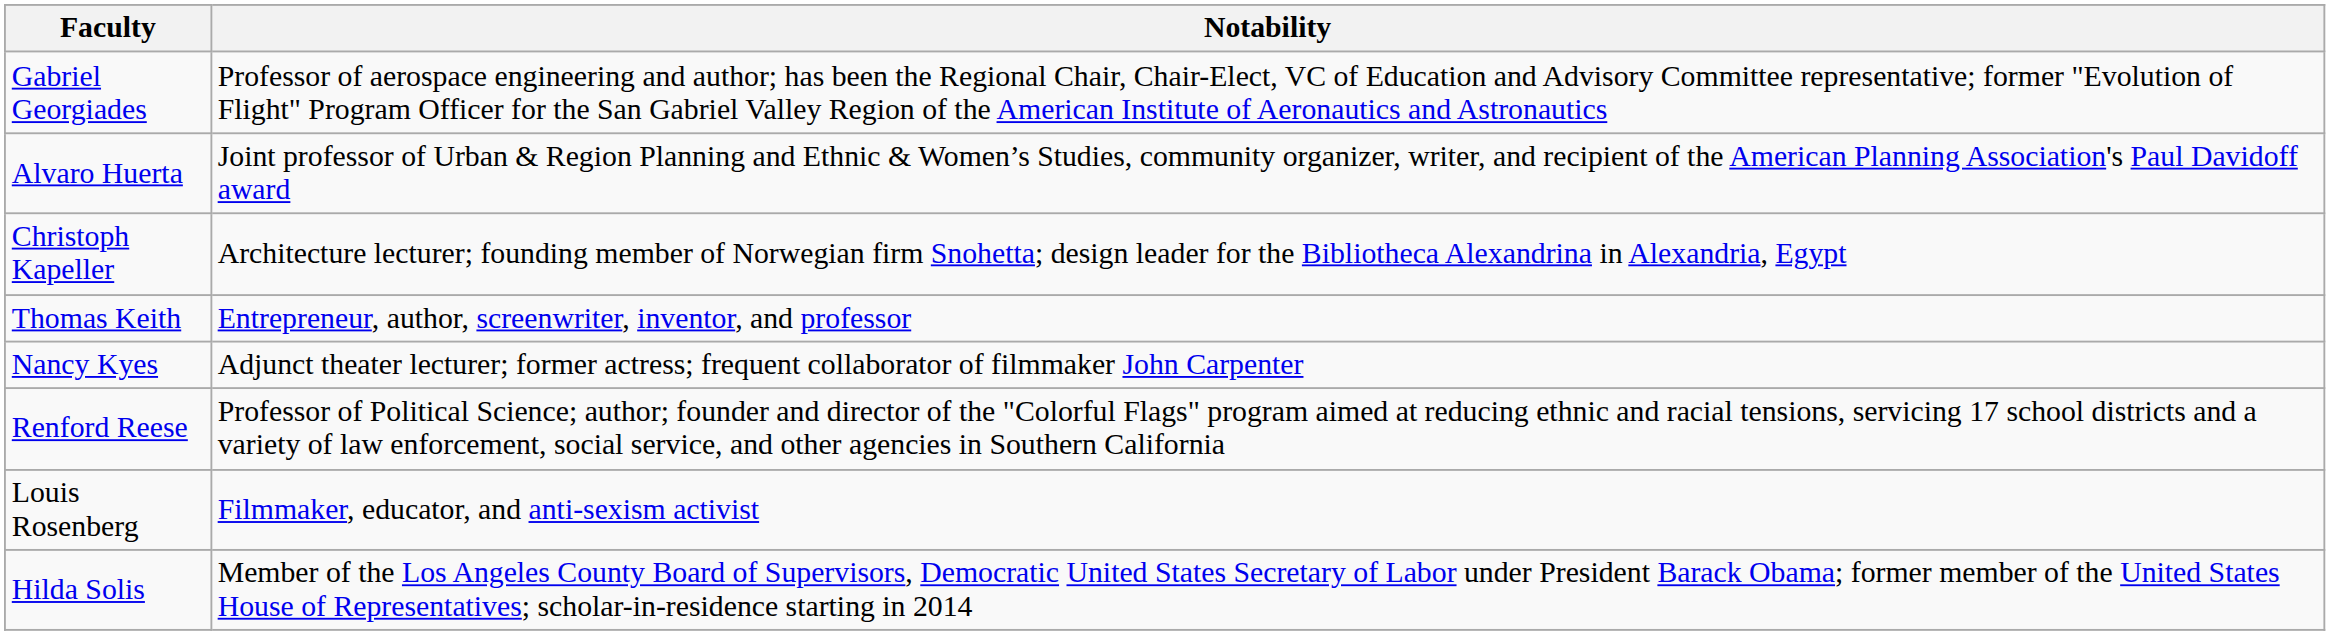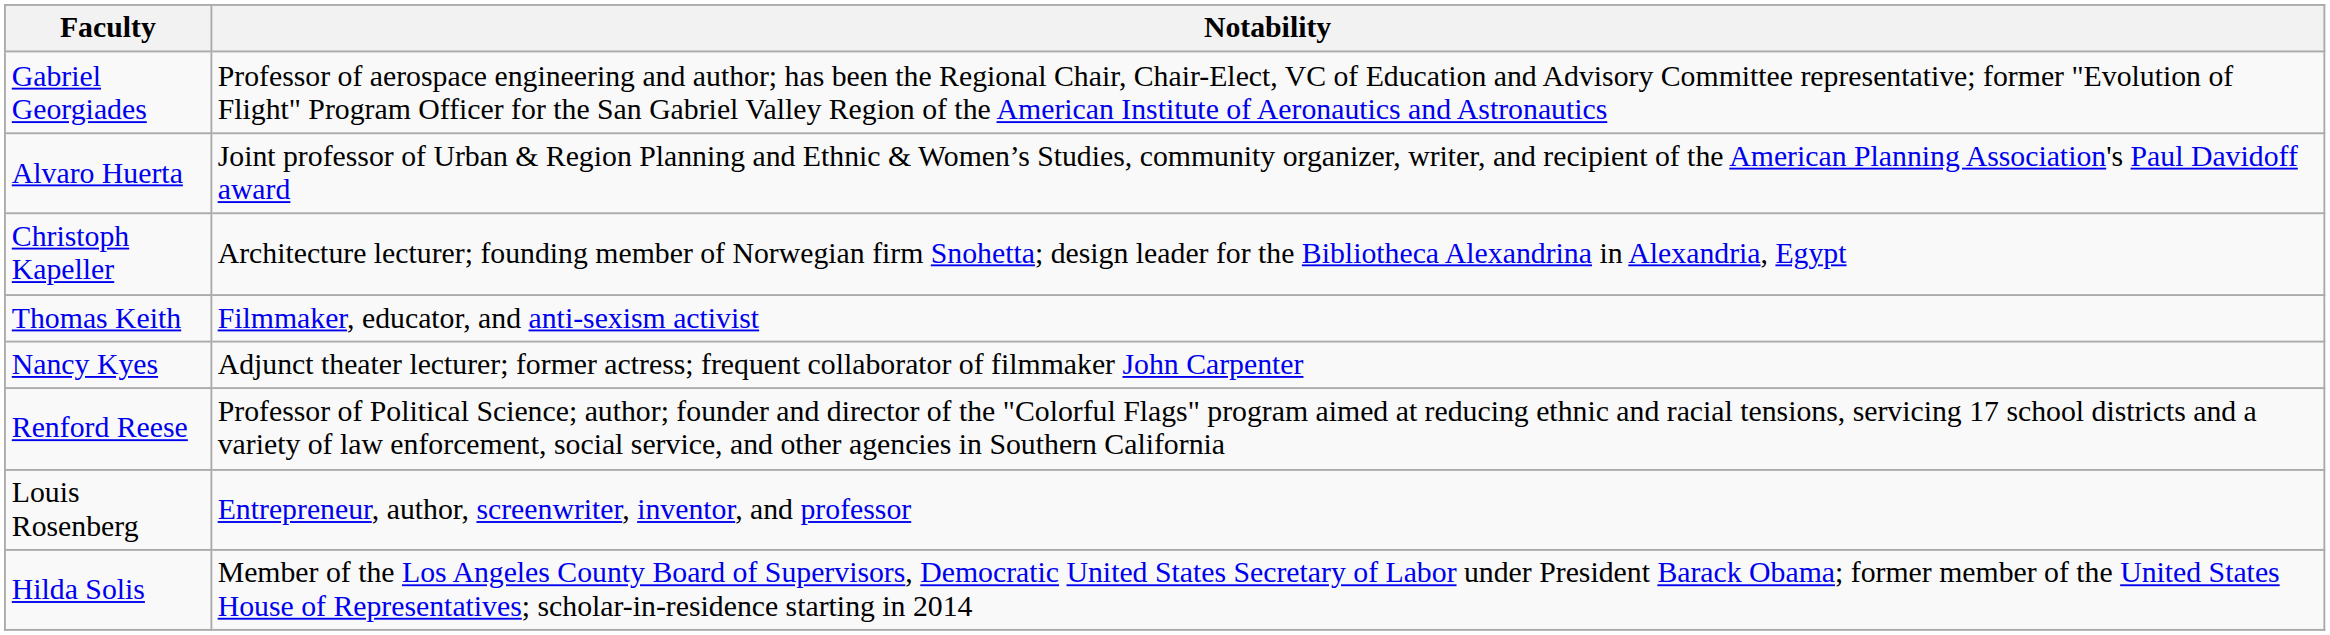(564, 317) Entrepreneur, author, screenwriter, inventor, and professor -> (488, 317) Filmmaker, educator, and anti-sexism activist
(488, 509) Filmmaker, educator, and anti-sexism activist -> (564, 509) Entrepreneur, author, screenwriter, inventor, and professor
